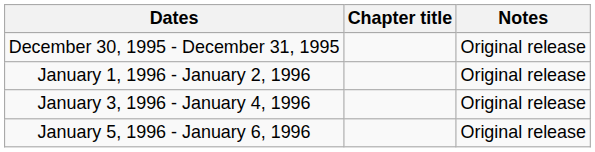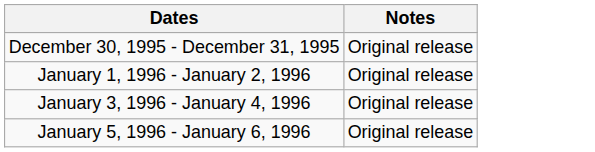- column: (400, 18)
